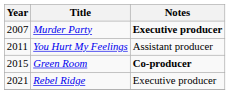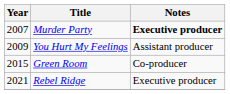(17, 47) 2011 -> (18, 47) 2009
(162, 64) bold -> (160, 64) normal
